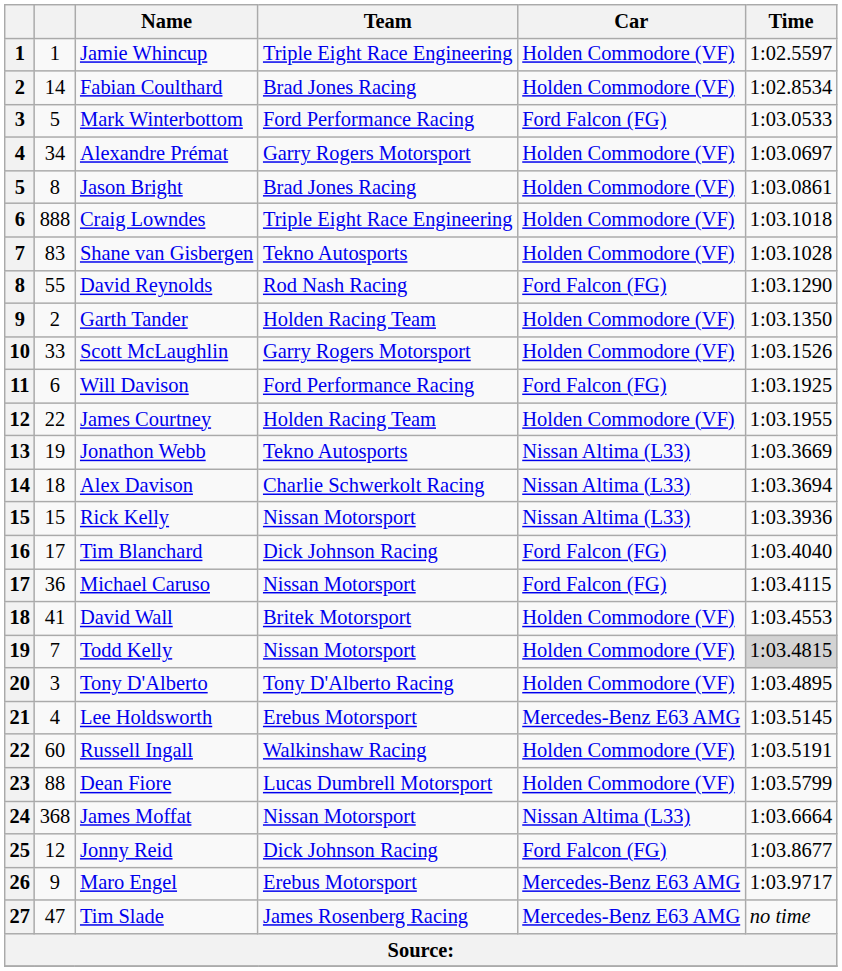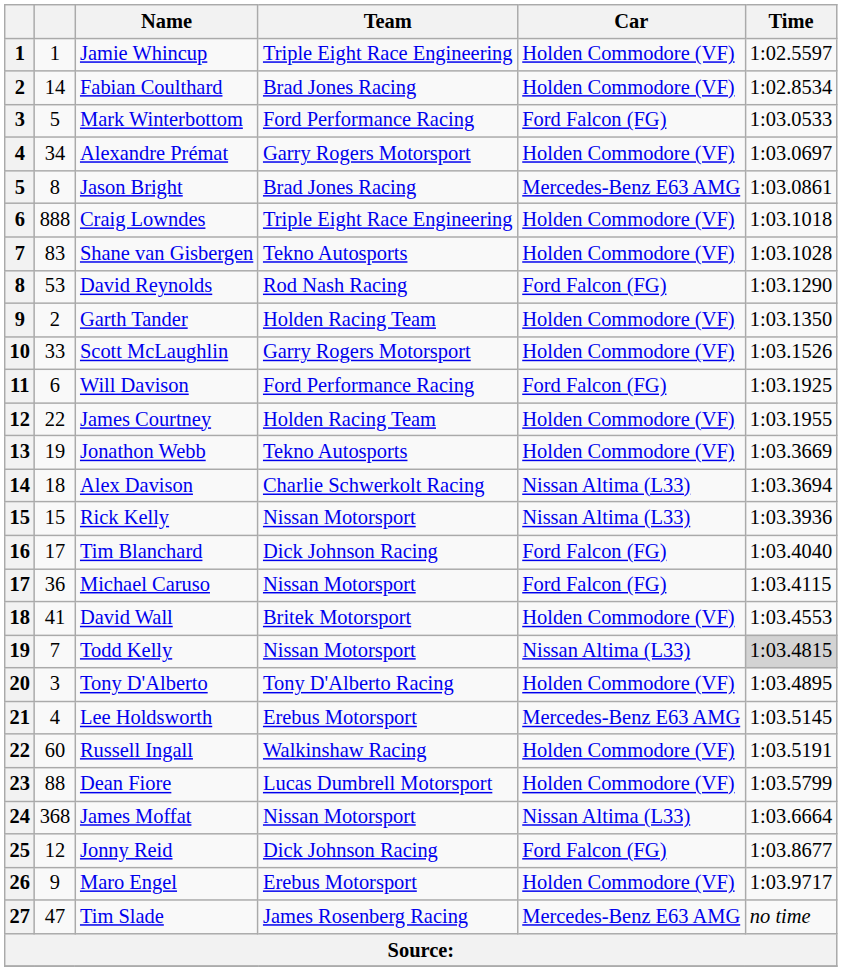(628, 186) Holden Commodore (VF) -> (631, 186) Mercedes-Benz E63 AMG
(55, 286) 55 -> (55, 286) 53
(606, 452) Nissan Altima (L33) -> (628, 452) Holden Commodore (VF)
(628, 651) Holden Commodore (VF) -> (606, 651) Nissan Altima (L33)
(631, 883) Mercedes-Benz E63 AMG -> (628, 883) Holden Commodore (VF)
